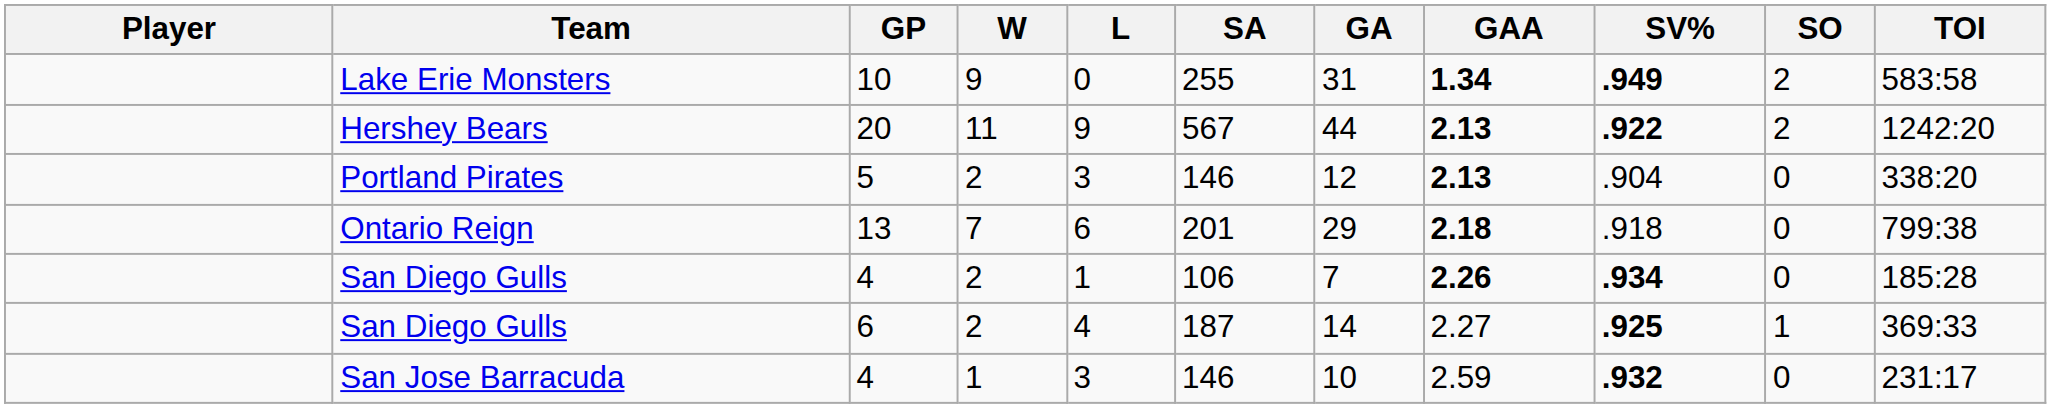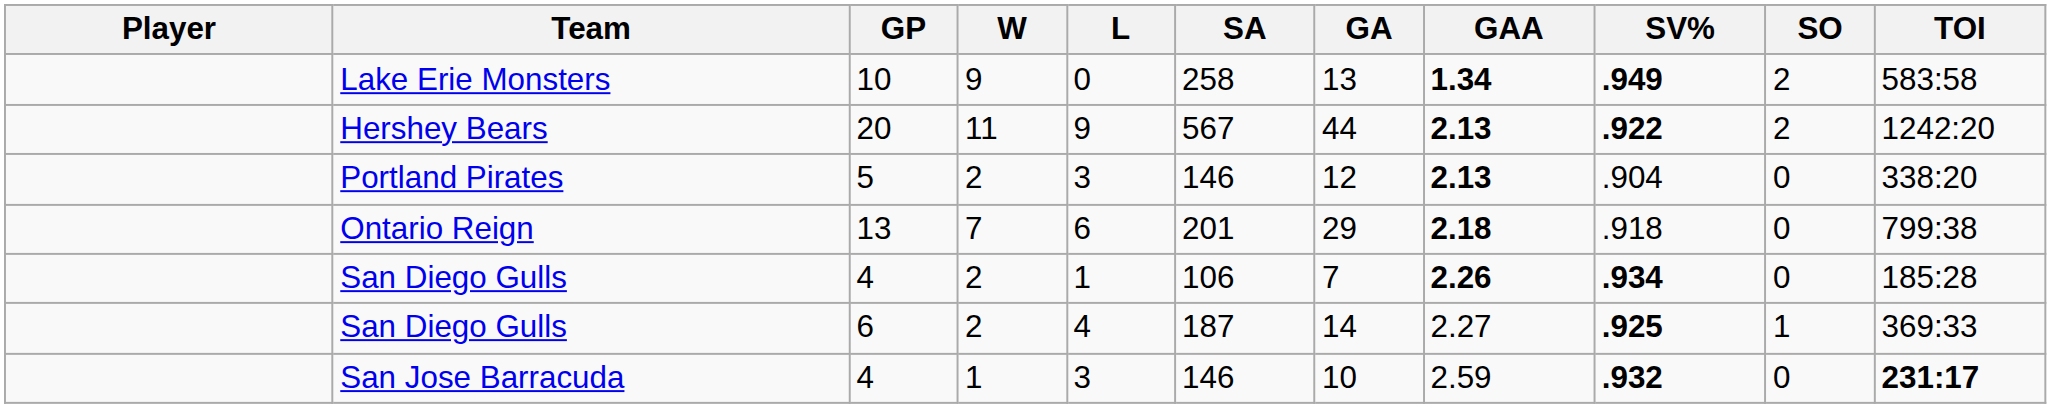(1208, 79) 255 -> (1208, 79) 258
(1339, 79) 31 -> (1339, 79) 13
(1930, 377) normal -> (1930, 377) bold
